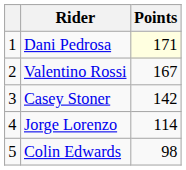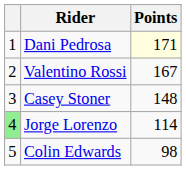(165, 98) 142 -> (165, 98) 148
(12, 125) no background -> (12, 125) lightgreen background
